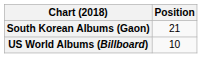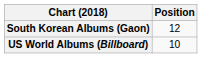(175, 28) 21 -> (175, 28) 12
